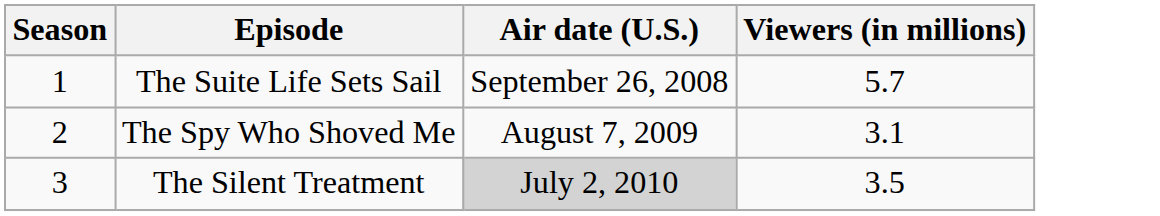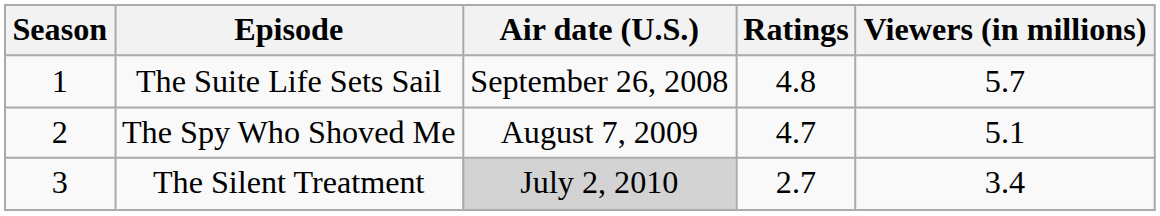+ column: (796, 30)
(885, 132) 3.1 -> (1005, 132) 5.1
(885, 183) 3.5 -> (1005, 183) 3.4
